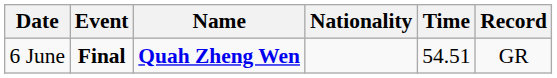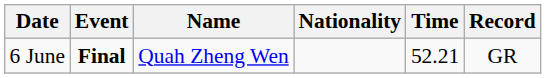(219, 55) bold -> (214, 55) normal
(446, 55) 54.51 -> (435, 55) 52.21
